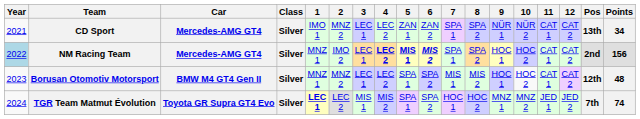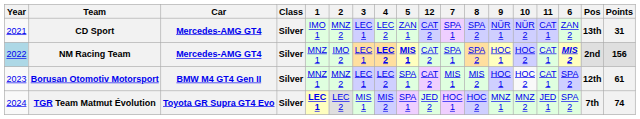columns swapped: (430, 11) <-> (570, 11)
(619, 30) 34 -> (619, 30) 31
(619, 78) 48 -> (619, 78) 61
